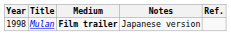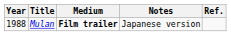(16, 24) 1998 -> (16, 24) 1988
